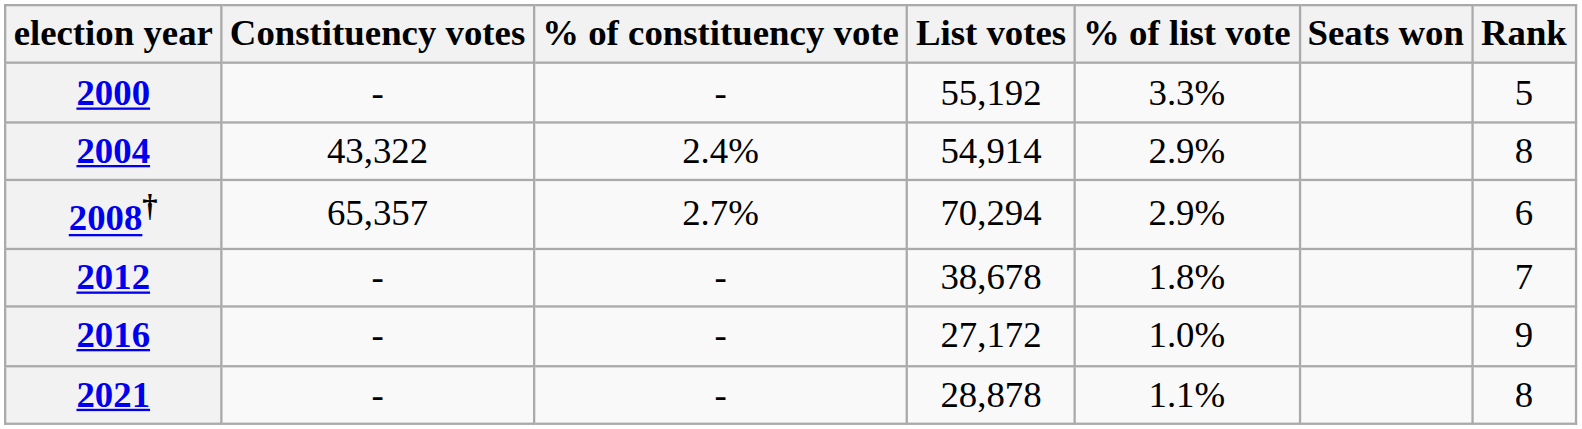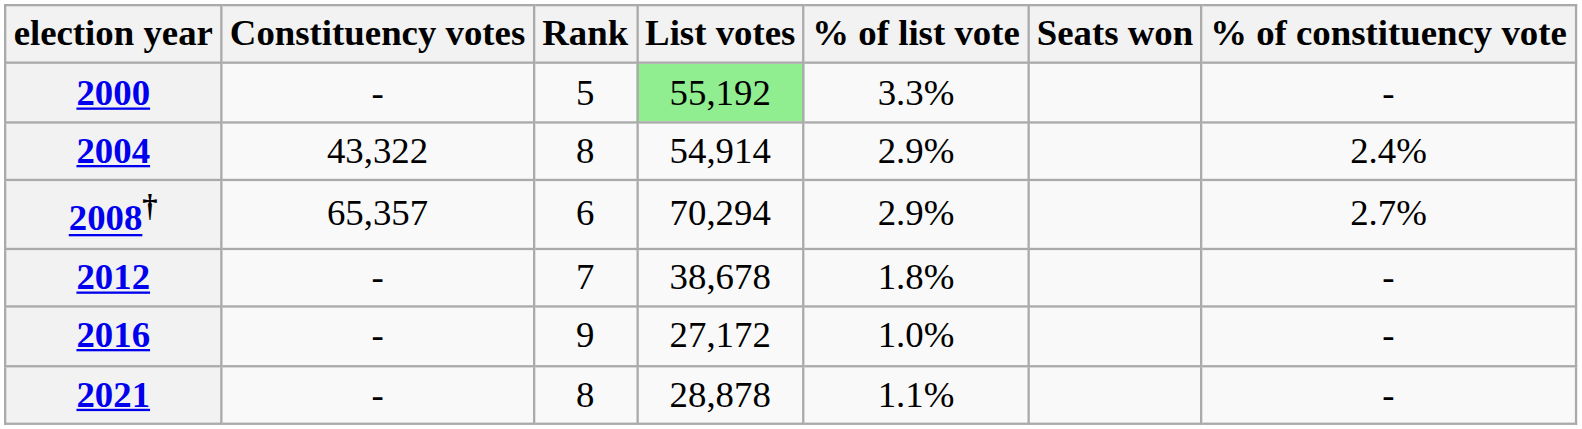columns swapped: (721, 33) <-> (1524, 33)
(991, 92) no background -> (720, 92) lightgreen background
